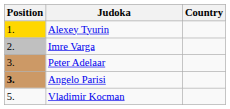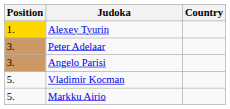- row: (71, 46)
(11, 79) bold -> (11, 63) normal
+ row: (77, 96)
